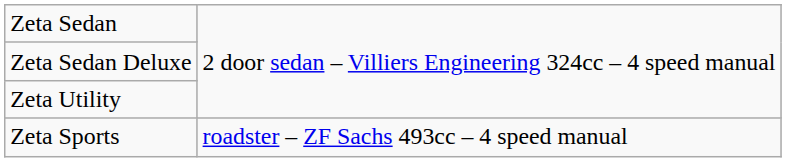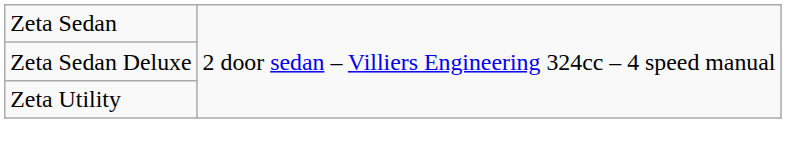- row: (65, 136)
